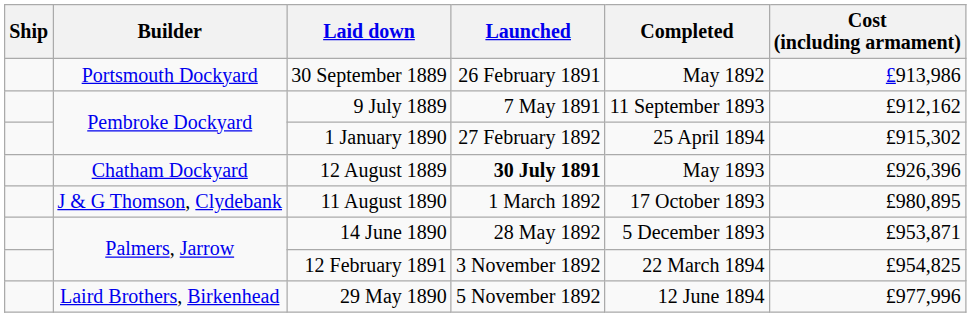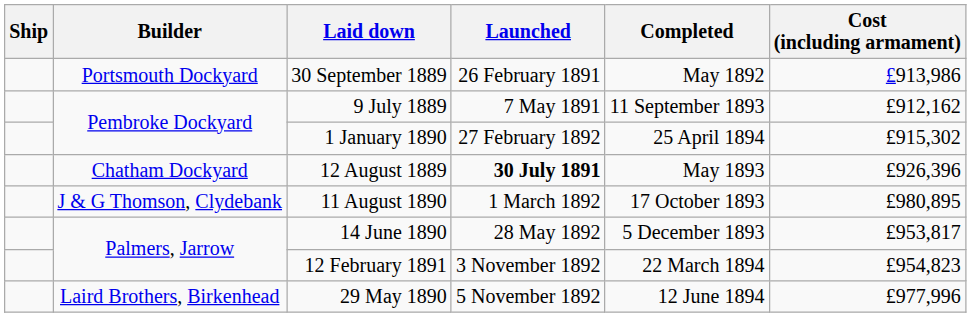(923, 233) £953,871 -> (923, 233) £953,817
(923, 264) £954,825 -> (923, 264) £954,823
